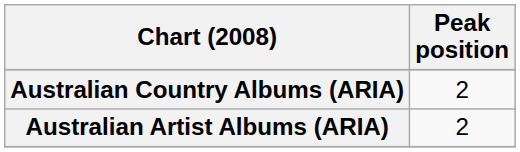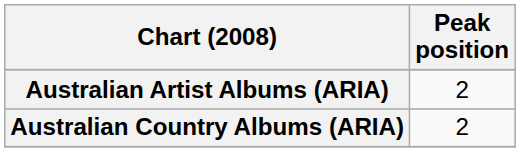rows swapped: (207, 89) <-> (207, 127)
